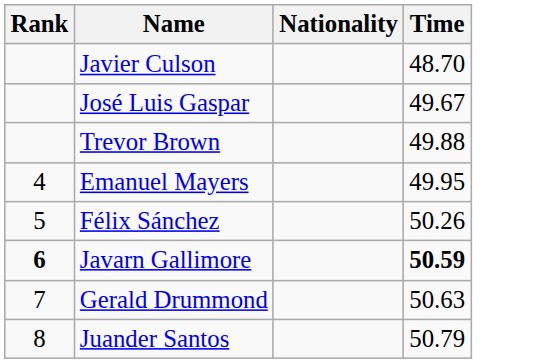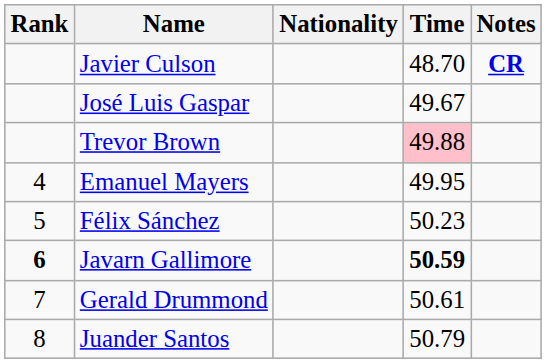+ column: (506, 24)
(437, 142) no background -> (437, 142) pink background
(437, 220) 50.26 -> (437, 220) 50.23
(437, 299) 50.63 -> (437, 299) 50.61
